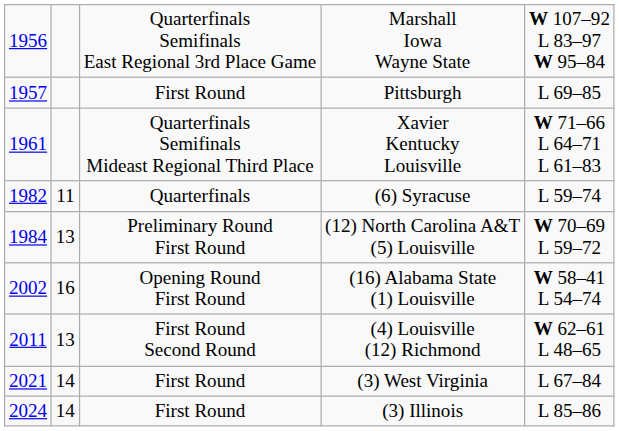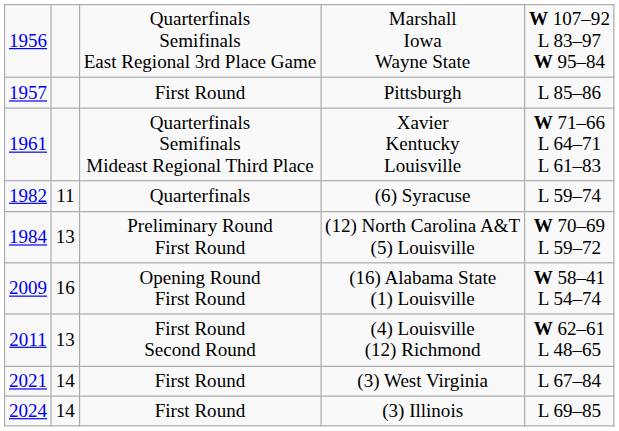(569, 92) L 69–85 -> (569, 92) L 85–86
(28, 288) 2002 -> (28, 288) 2009
(569, 411) L 85–86 -> (569, 411) L 69–85
